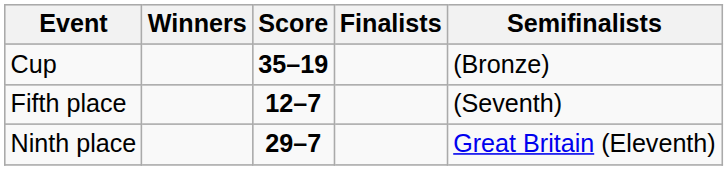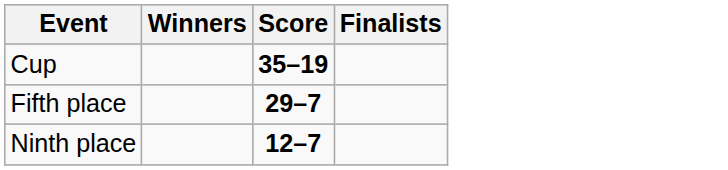- column: (584, 24)
(293, 104) 12–7 -> (293, 104) 29–7
(293, 143) 29–7 -> (293, 143) 12–7
